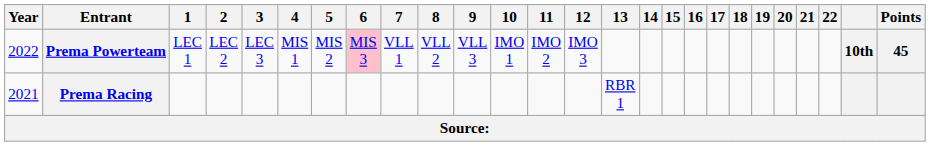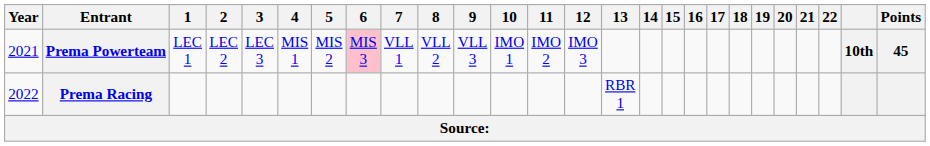(23, 50) 2022 -> (23, 50) 2021
(23, 93) 2021 -> (23, 93) 2022
